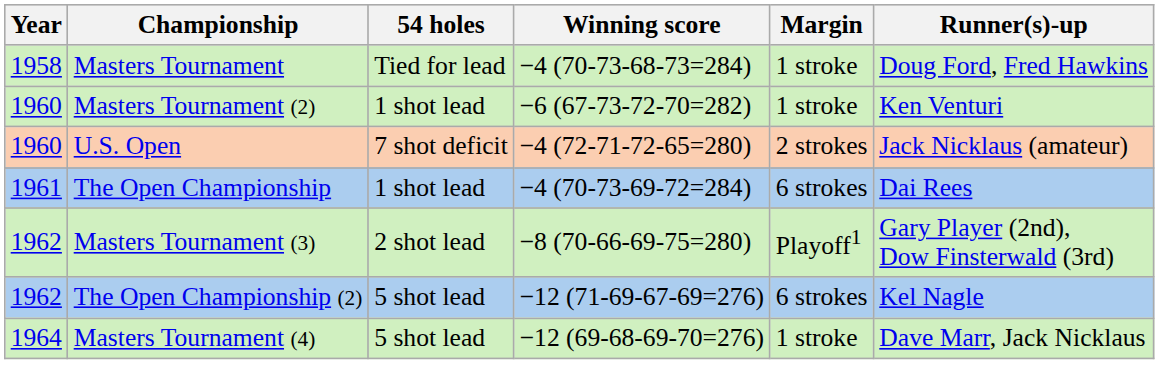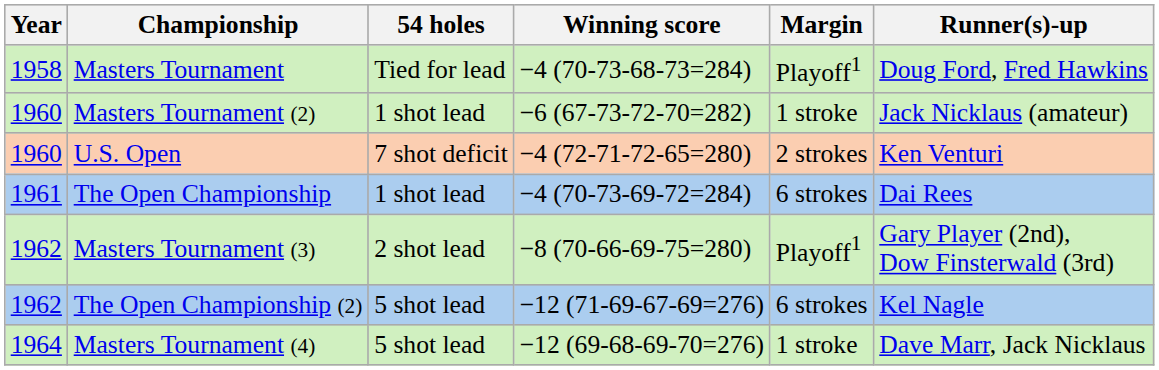(817, 65) 1 stroke -> (819, 68) Playoff1
(941, 106) Ken Venturi -> (1004, 112) Jack Nicklaus (amateur)
(1004, 146) Jack Nicklaus (amateur) -> (941, 153) Ken Venturi
